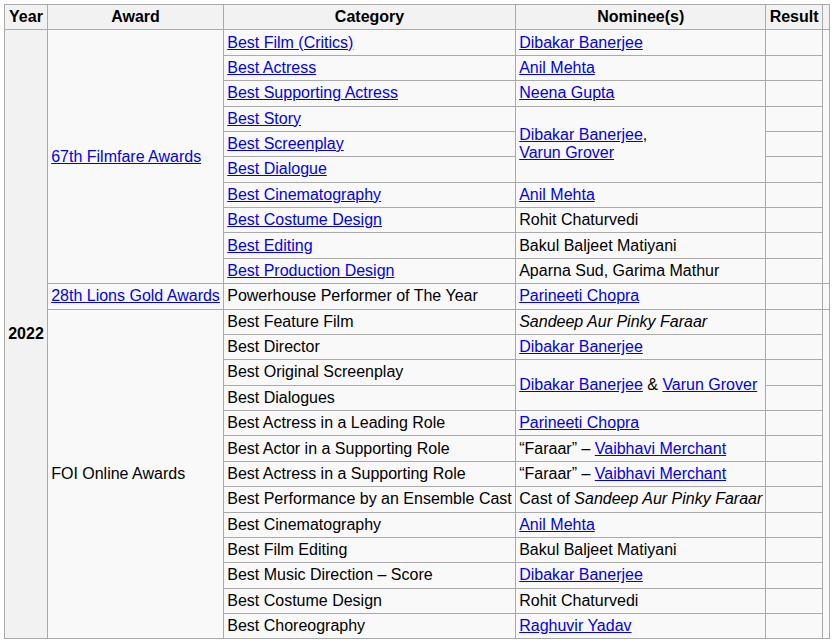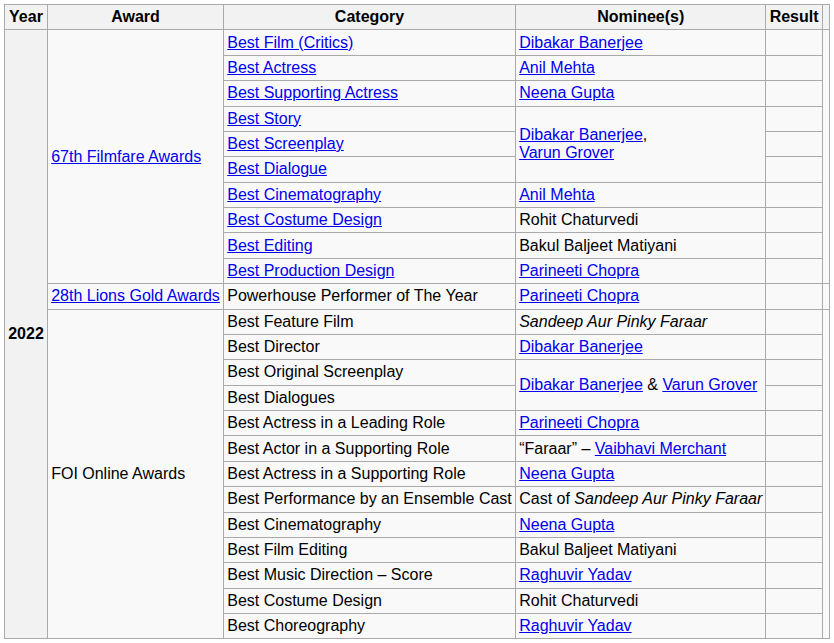(619, 270) Aparna Sud, Garima Mathur -> (579, 270) Parineeti Chopra
(623, 473) “Faraar” – Vaibhavi Merchant -> (567, 473) Neena Gupta
(557, 524) Anil Mehta -> (567, 524) Neena Gupta
(581, 575) Dibakar Banerjee -> (575, 575) Raghuvir Yadav
